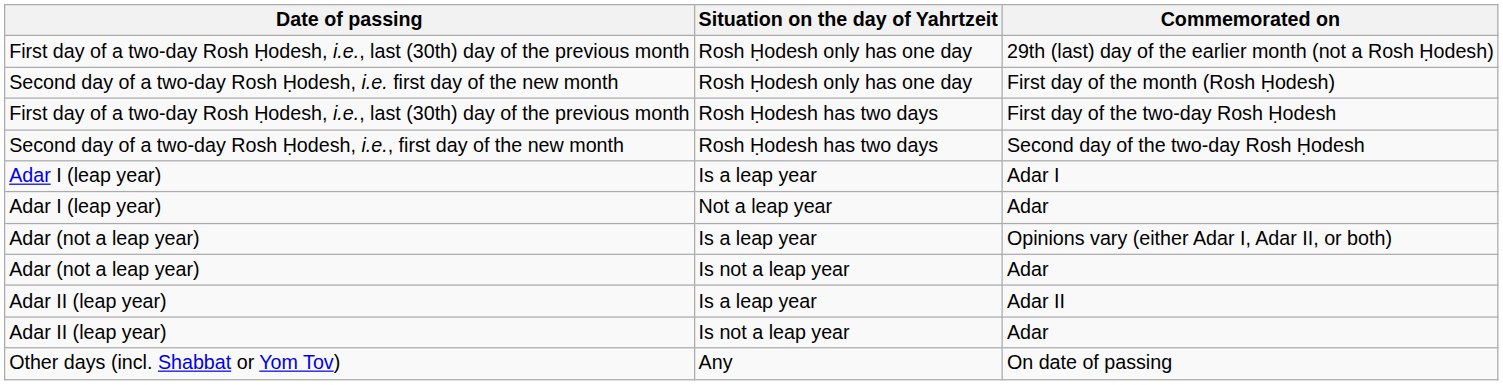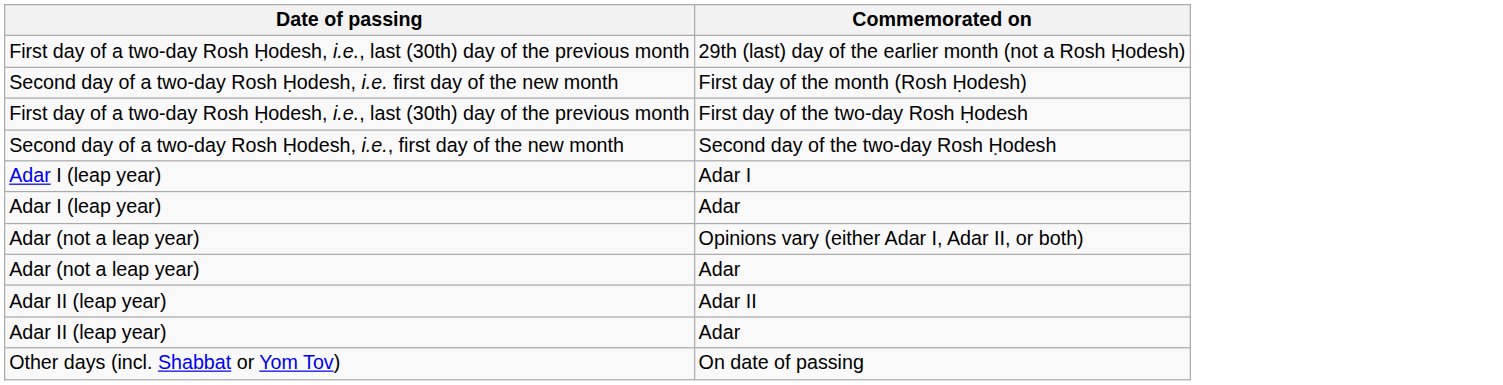- column: (848, 20)
